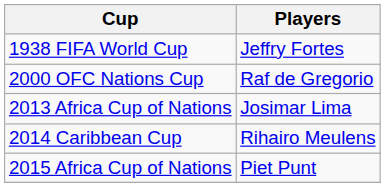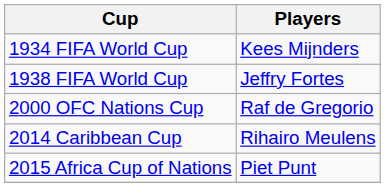+ row: (98, 49)
- row: (120, 108)
